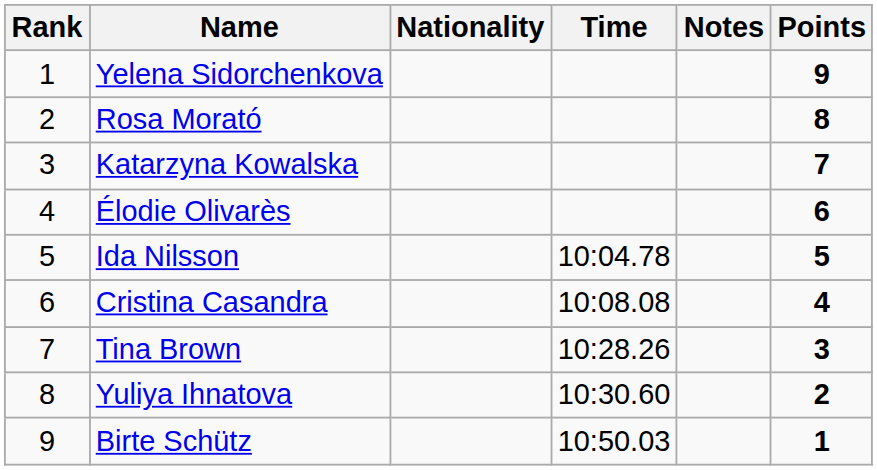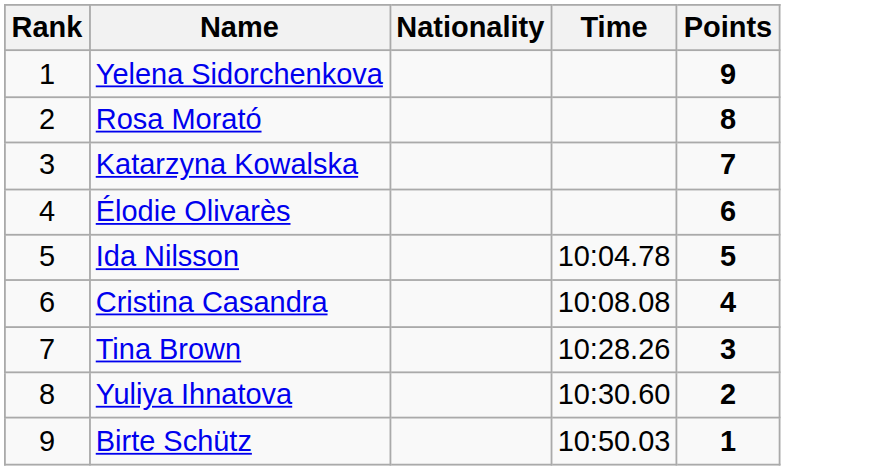- column: (724, 27)
